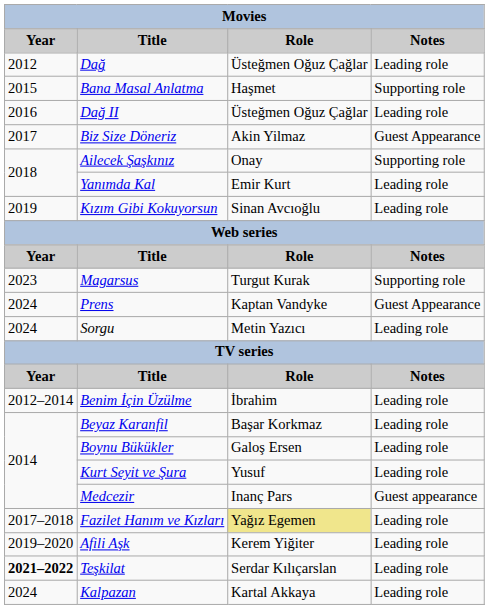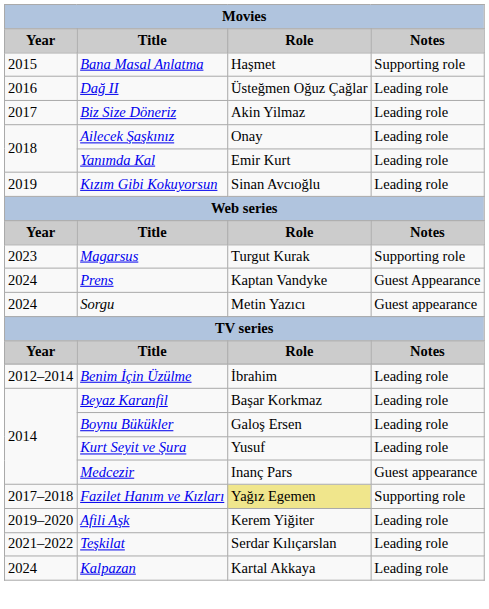- row: (93, 64)
(427, 136) Guest Appearance -> (411, 112) Leading role
(420, 160) Supporting role -> (411, 136) Leading role
(411, 328) Leading role -> (426, 304) Guest appearance
(411, 520) Leading role -> (420, 496) Supporting role
(41, 568) bold -> (41, 544) normal
